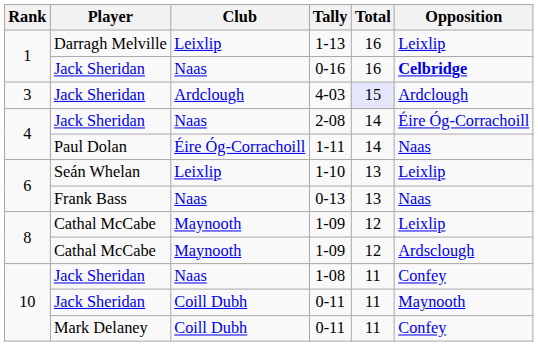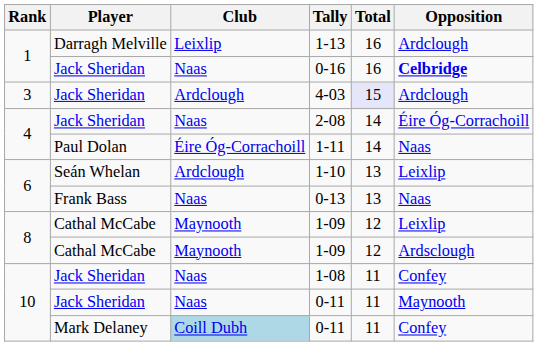(422, 43) Leixlip -> (433, 43) Ardclough
(198, 172) Leixlip -> (209, 172) Ardclough
(211, 302) Coill Dubh -> (191, 302) Naas
(211, 328) no background -> (211, 328) lightblue background
